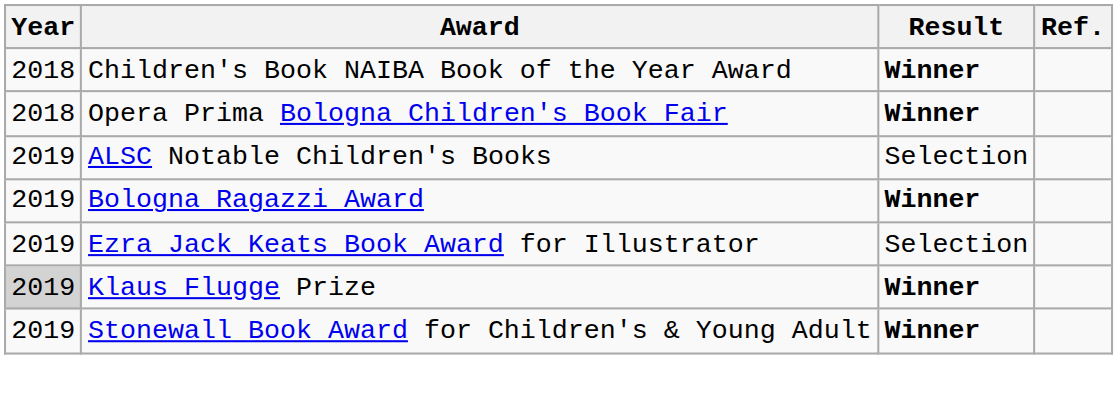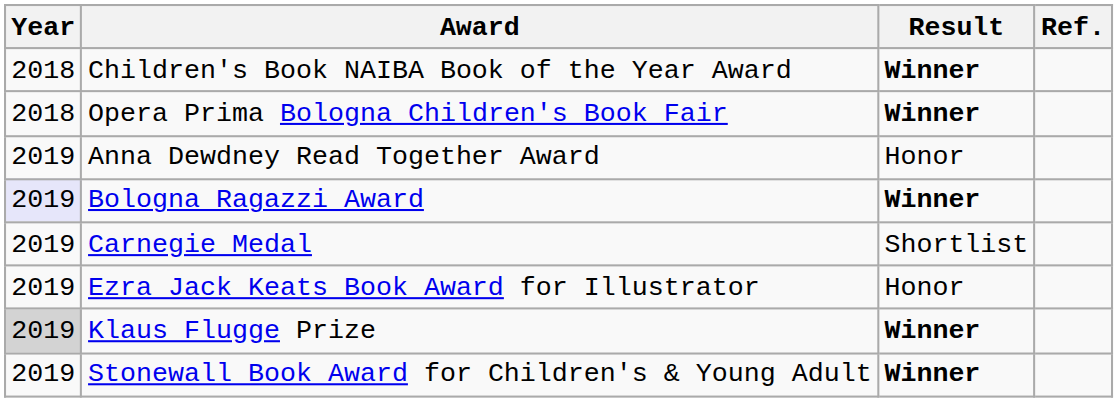- row: (320, 157)
+ row: (344, 157)
(43, 200) no background -> (43, 200) lavender background
+ row: (200, 244)
(956, 244) Selection -> (924, 287) Honor
